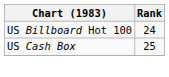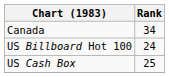+ row: (26, 30)
